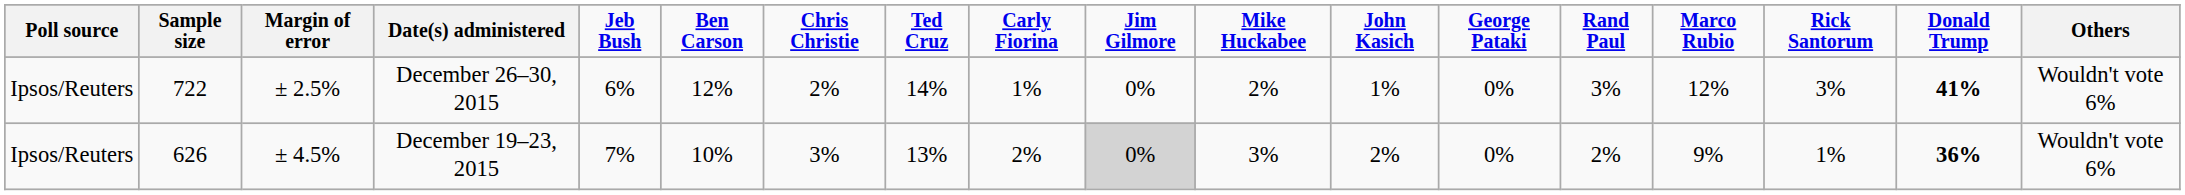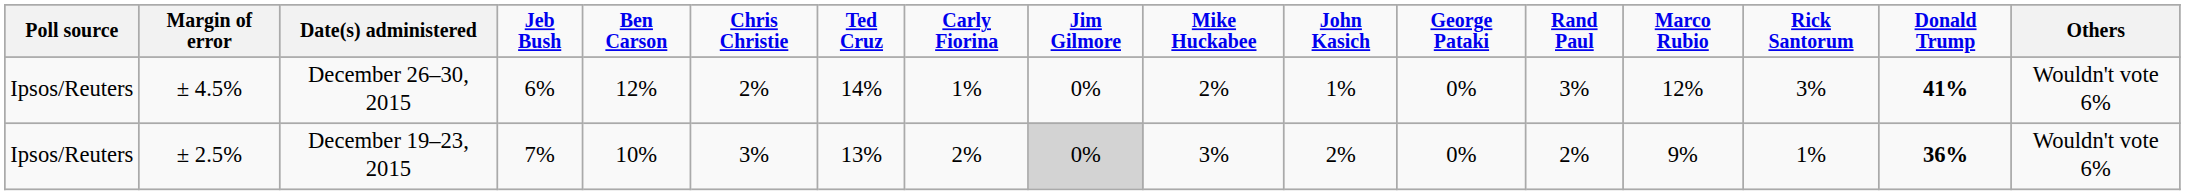- column: (190, 31)
(308, 89) ± 2.5% -> (209, 89) ± 4.5%
(308, 155) ± 4.5% -> (209, 155) ± 2.5%
